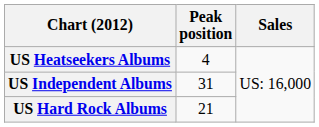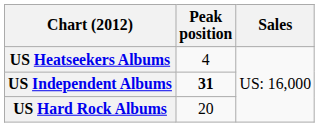(206, 84) normal -> (206, 84) bold
(206, 109) 21 -> (206, 109) 20
